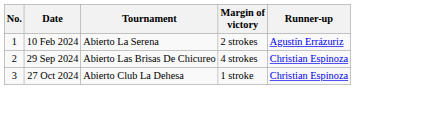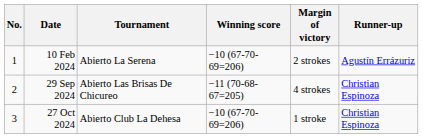+ column: (249, 25)
